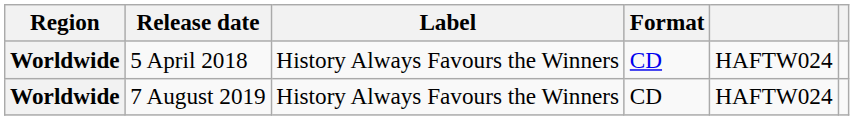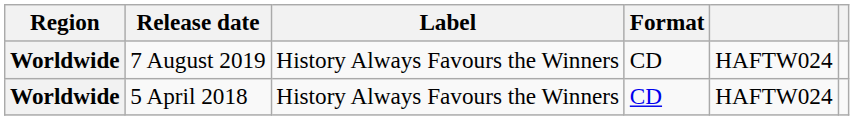rows swapped: (189, 59) <-> (198, 96)
